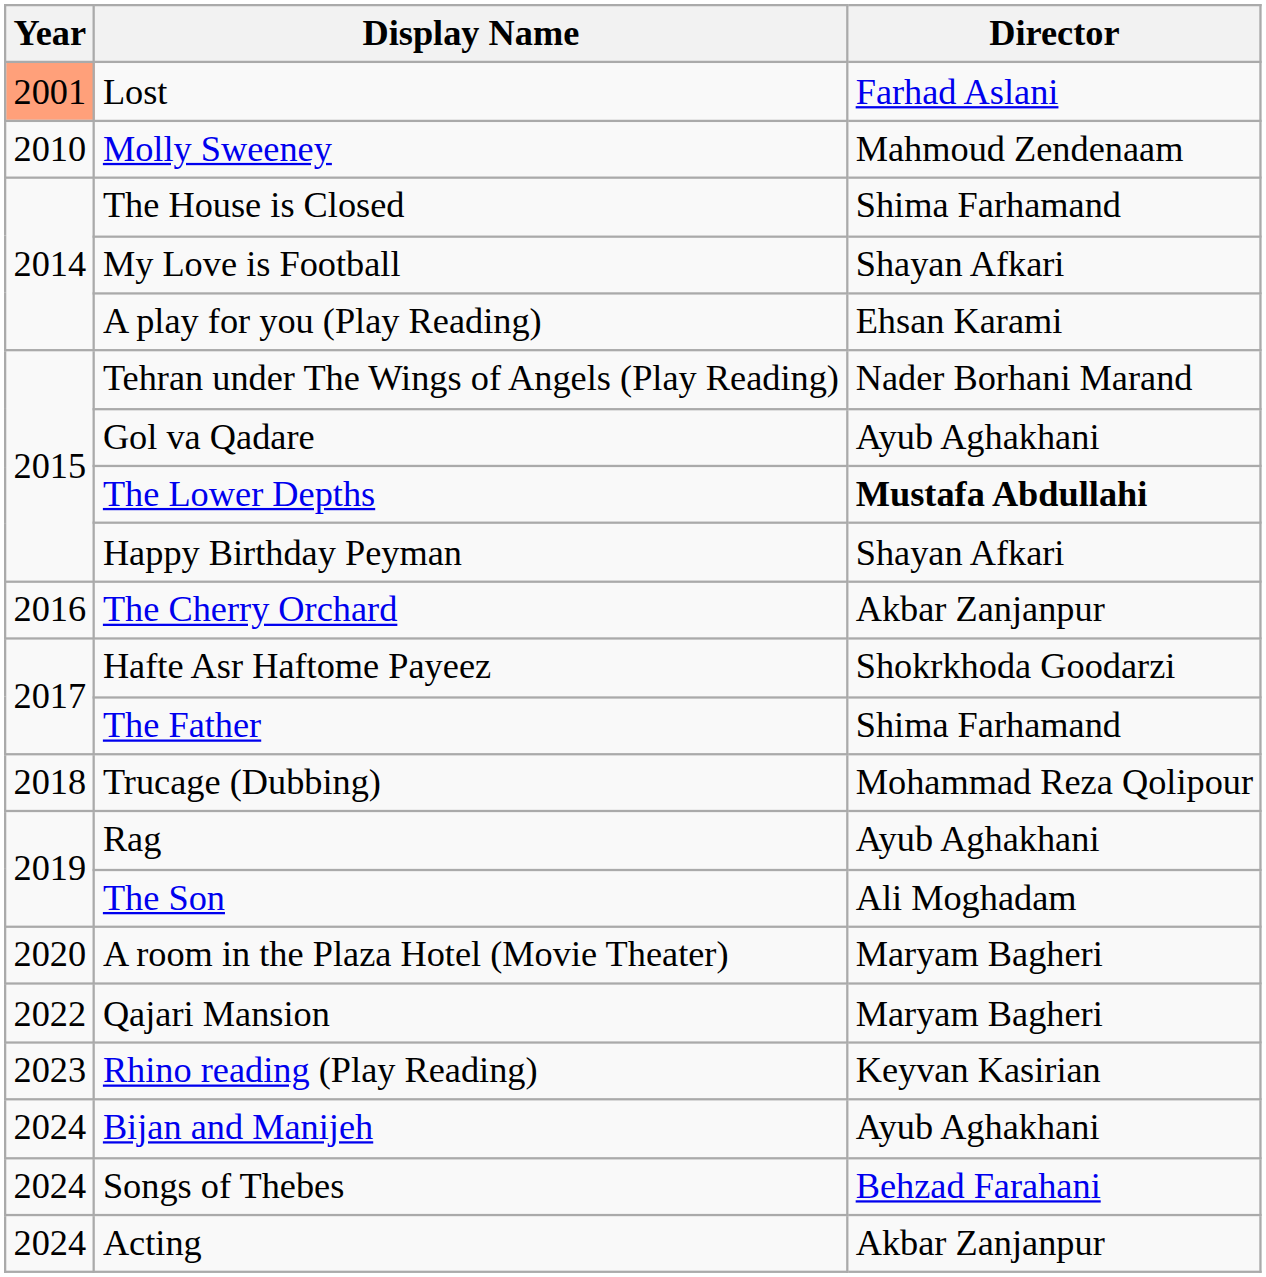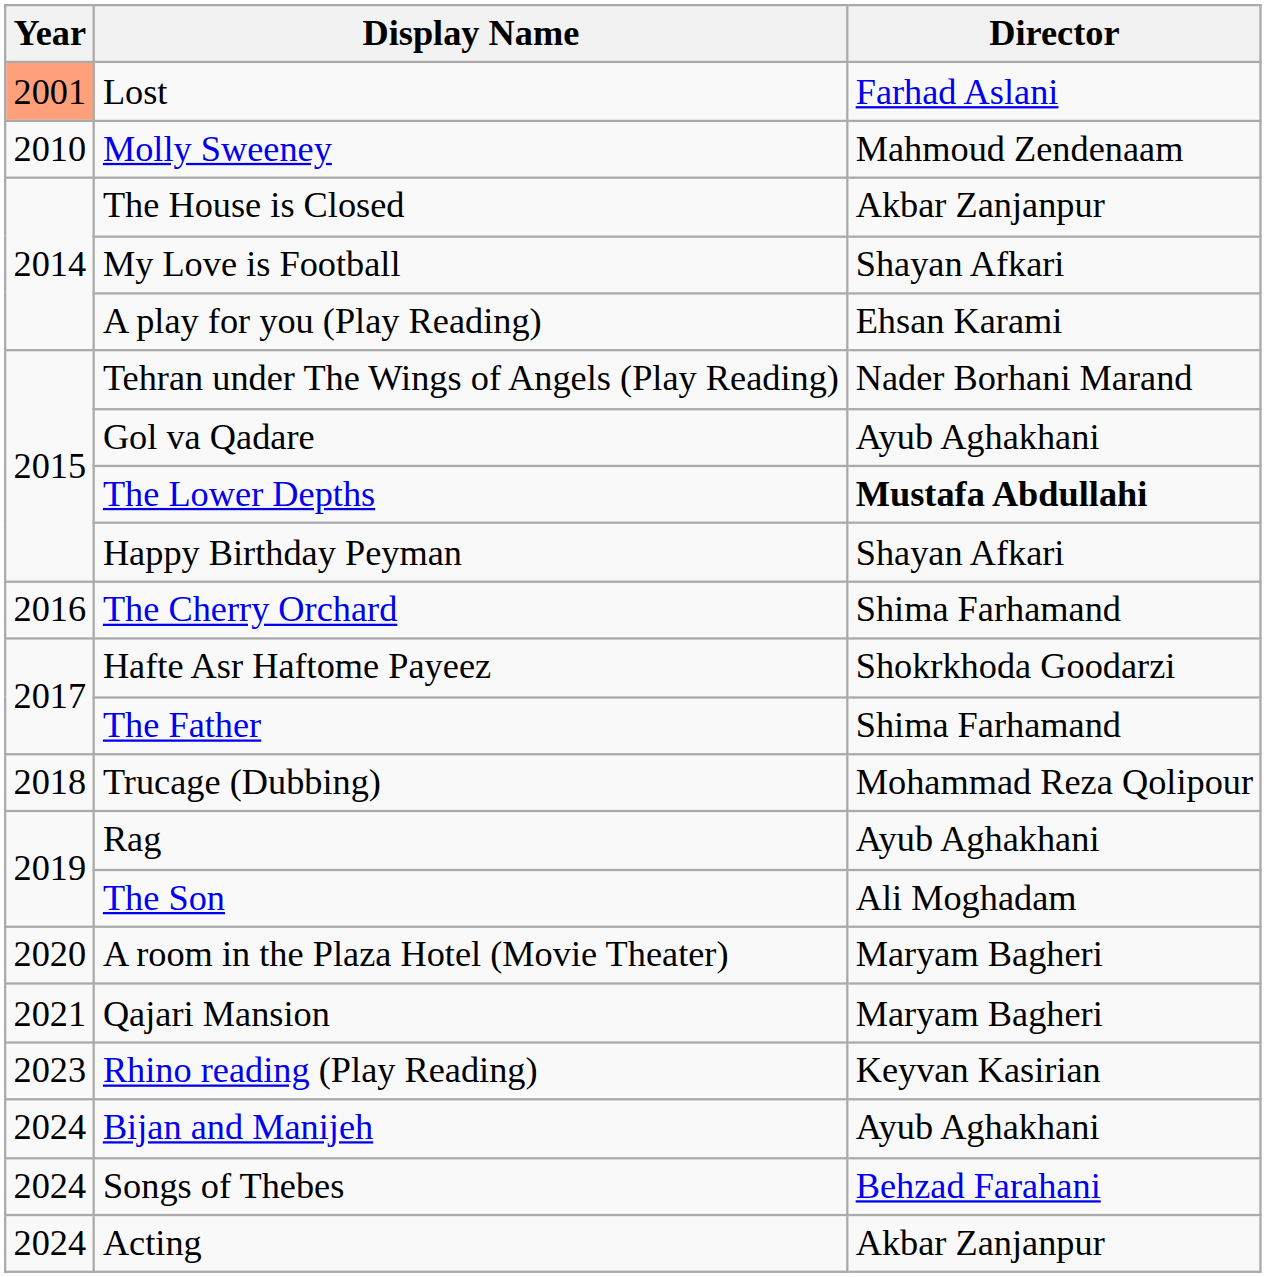(988, 206) Shima Farhamand -> (980, 206) Akbar Zanjanpur
(980, 609) Akbar Zanjanpur -> (988, 609) Shima Farhamand
(50, 1012) 2022 -> (50, 1012) 2021
